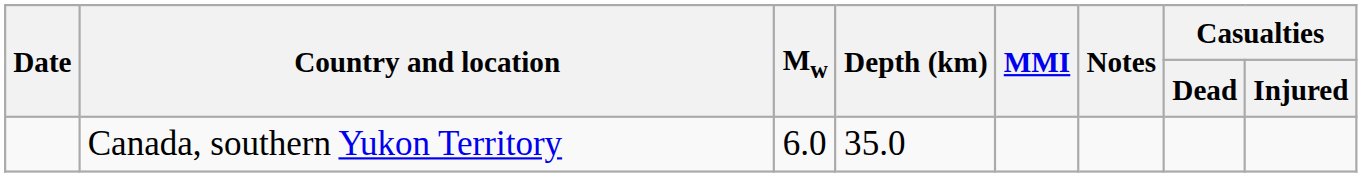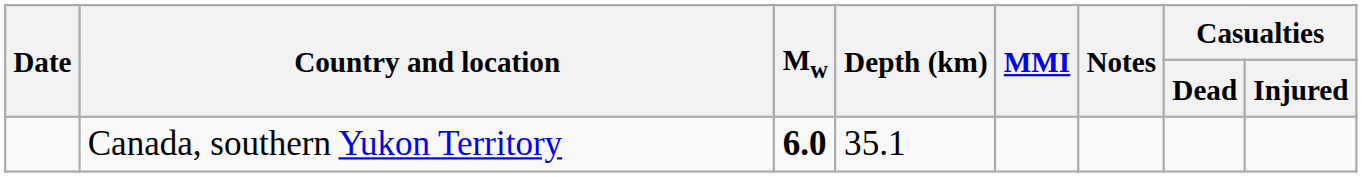(805, 143) normal -> (805, 143) bold
(875, 143) 35.0 -> (875, 143) 35.1
